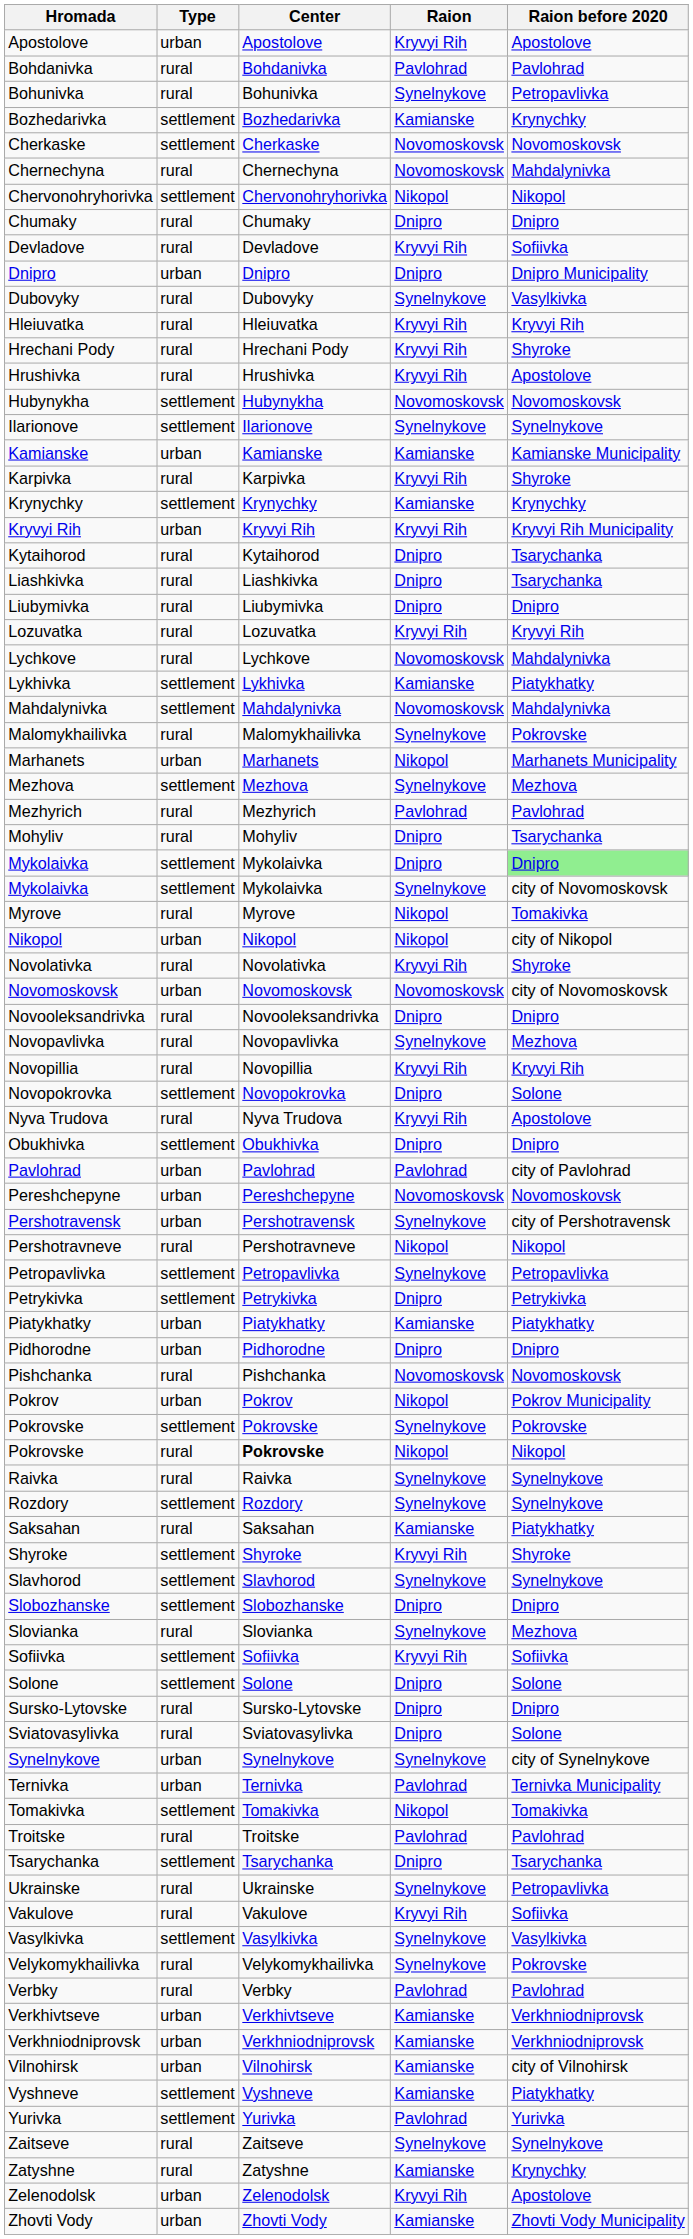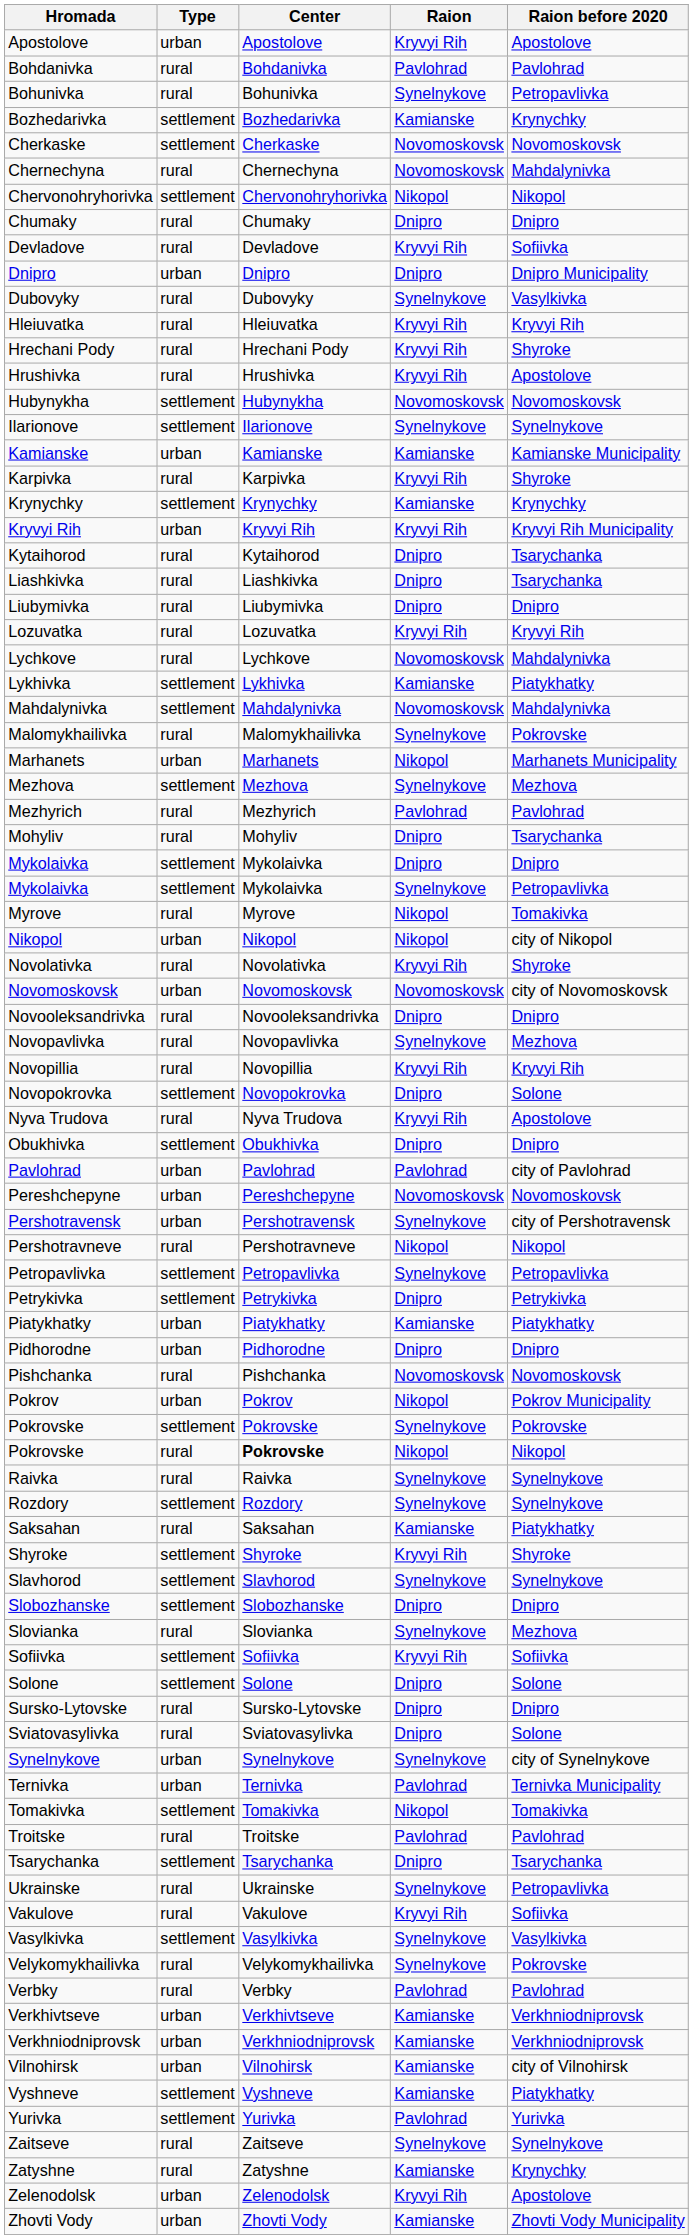(535, 863) lightgreen background -> (535, 863) no background
(590, 888) city of Novomoskovsk -> (560, 888) Petropavlivka
